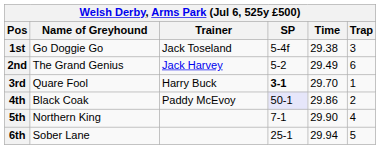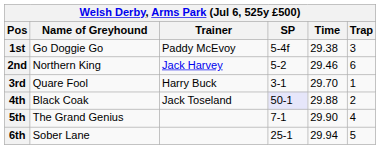(197, 48) Jack Toseland -> (199, 48) Paddy McEvoy
(78, 65) The Grand Genius -> (67, 65) Northern King
(324, 65) 29.49 -> (324, 65) 29.46
(279, 83) bold -> (279, 83) normal
(199, 100) Paddy McEvoy -> (197, 100) Jack Toseland
(324, 100) 29.86 -> (324, 100) 29.88
(67, 118) Northern King -> (78, 118) The Grand Genius
